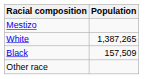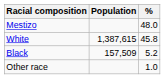+ column: (149, 12)
(117, 39) 1,387,265 -> (117, 39) 1,387,615
